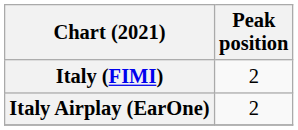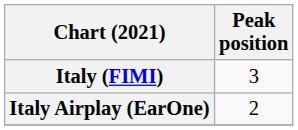(254, 76) 2 -> (254, 76) 3
